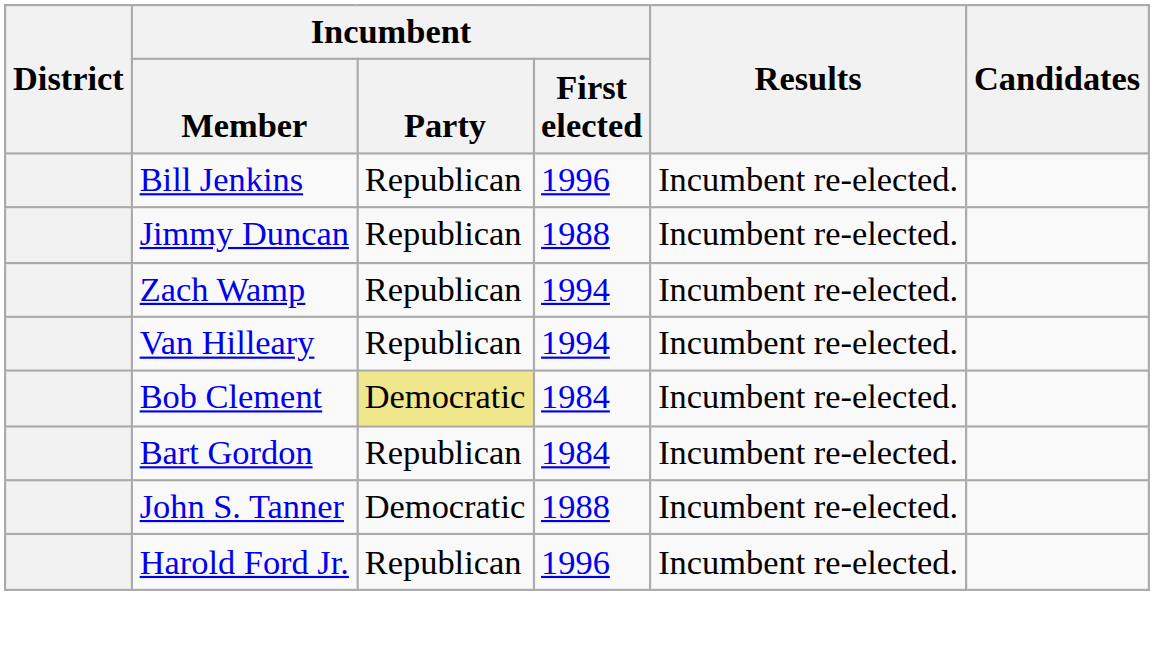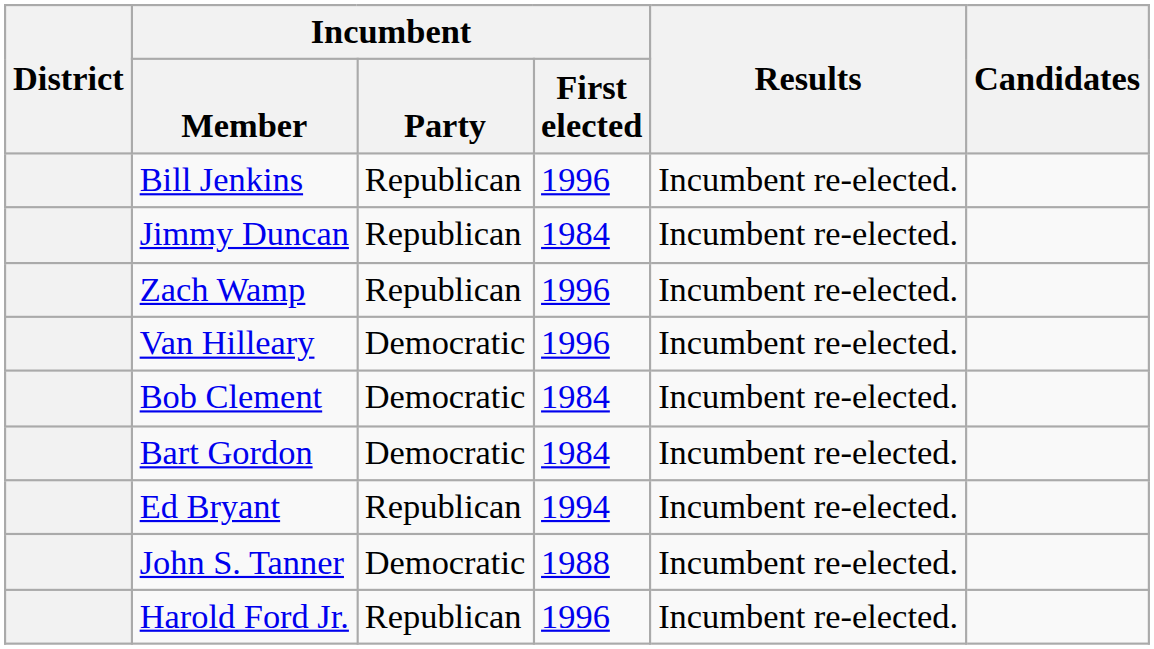(575, 234) 1988 -> (575, 234) 1984
(575, 288) 1994 -> (575, 288) 1996
(443, 343) Republican -> (445, 343) Democratic
(575, 343) 1994 -> (575, 343) 1996
(445, 397) khaki background -> (445, 397) no background
(443, 452) Republican -> (445, 452) Democratic
+ row: (210, 506)
